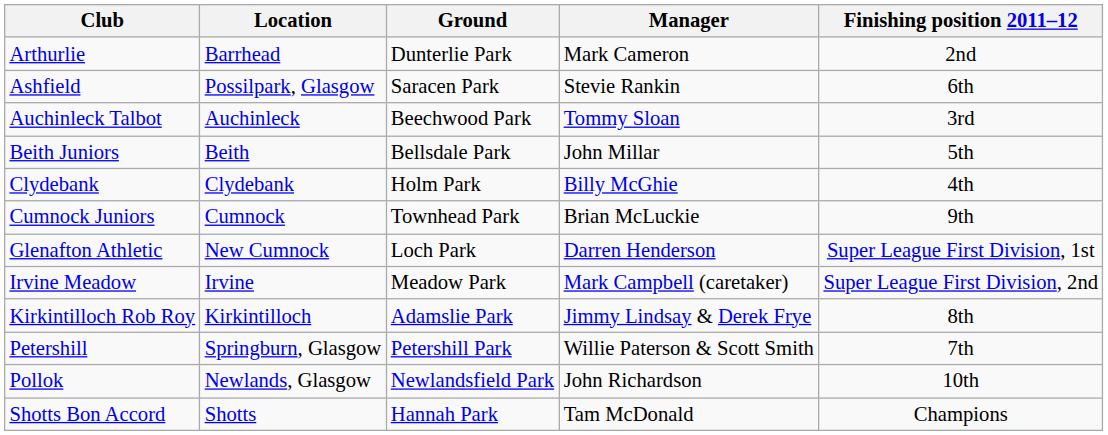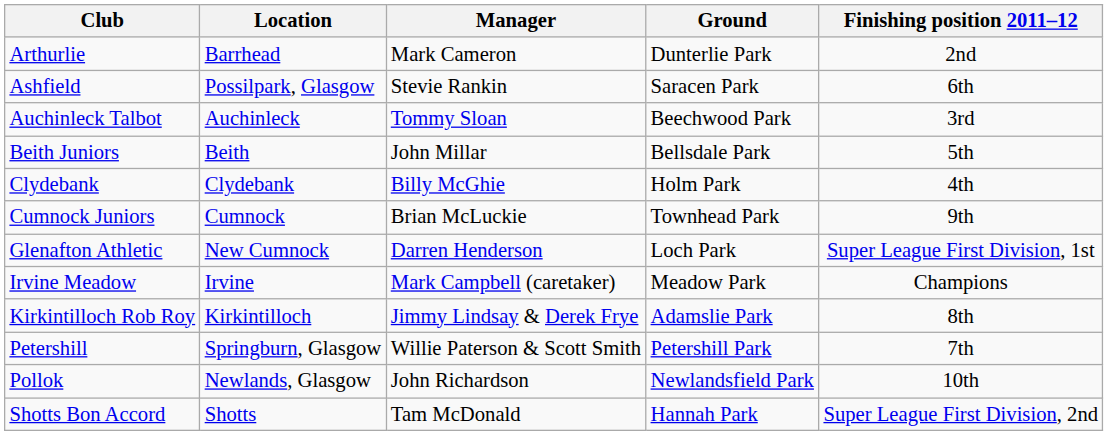columns swapped: (472, 20) <-> (689, 20)
(961, 282) Super League First Division, 2nd -> (961, 282) Champions
(961, 413) Champions -> (961, 413) Super League First Division, 2nd
